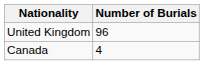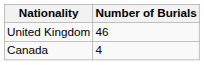(102, 32) 96 -> (102, 32) 46
